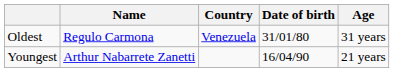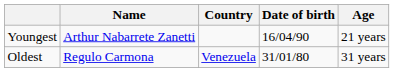rows swapped: (32, 57) <-> (25, 36)
